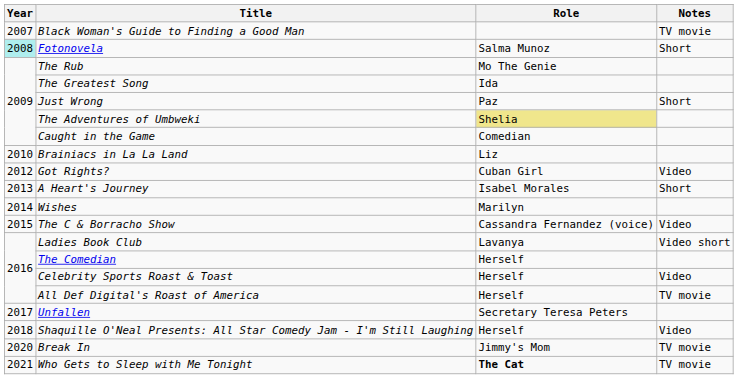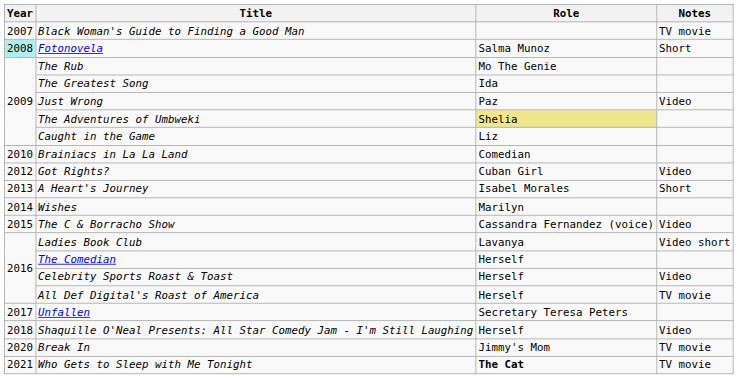(675, 101) Short -> (675, 101) Video
(504, 136) Comedian -> (488, 136) Liz
(488, 154) Liz -> (504, 154) Comedian
